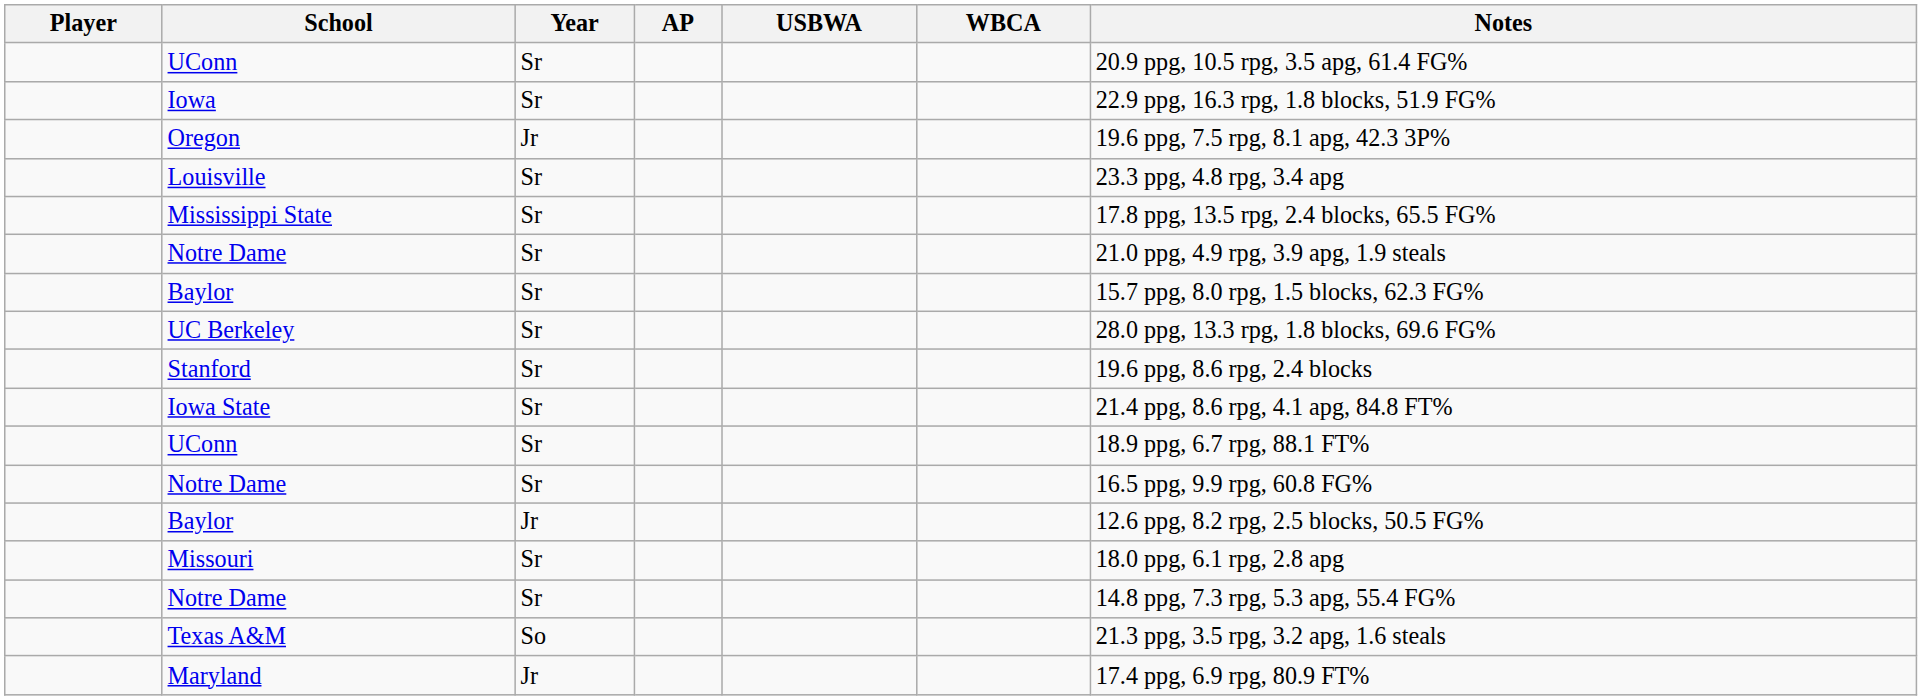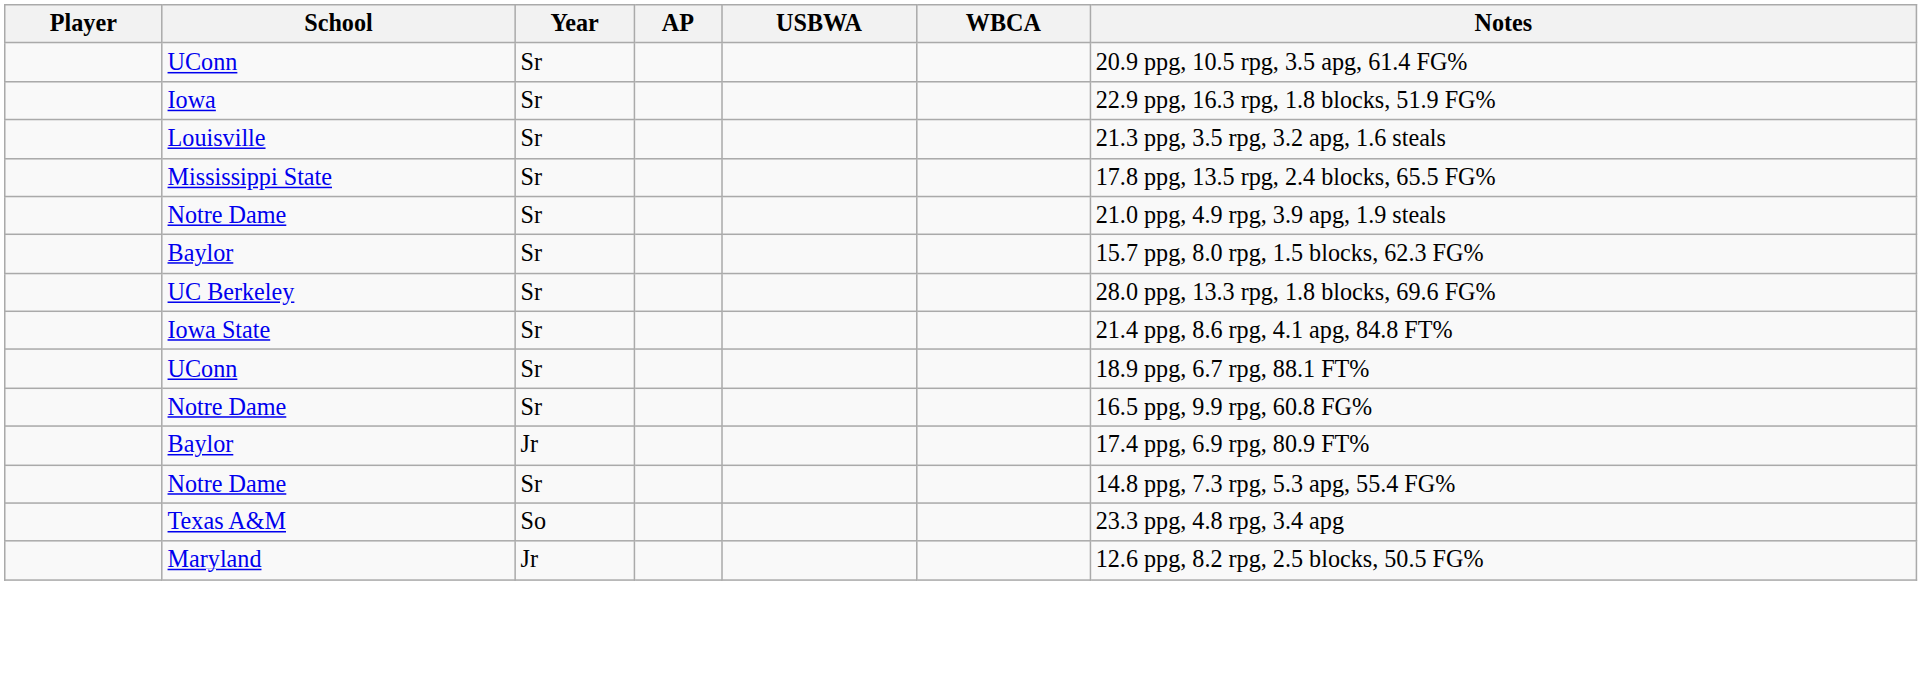- row: (204, 138)
(1220, 176) 23.3 ppg, 4.8 rpg, 3.4 apg -> (1271, 138) 21.3 ppg, 3.5 rpg, 3.2 apg, 1.6 steals
- row: (209, 368)
(1290, 521) 12.6 ppg, 8.2 rpg, 2.5 blocks, 50.5 FG% -> (1233, 445) 17.4 ppg, 6.9 rpg, 80.9 FT%
- row: (211, 560)
(1271, 636) 21.3 ppg, 3.5 rpg, 3.2 apg, 1.6 steals -> (1220, 521) 23.3 ppg, 4.8 rpg, 3.4 apg
(1233, 675) 17.4 ppg, 6.9 rpg, 80.9 FT% -> (1290, 560) 12.6 ppg, 8.2 rpg, 2.5 blocks, 50.5 FG%
